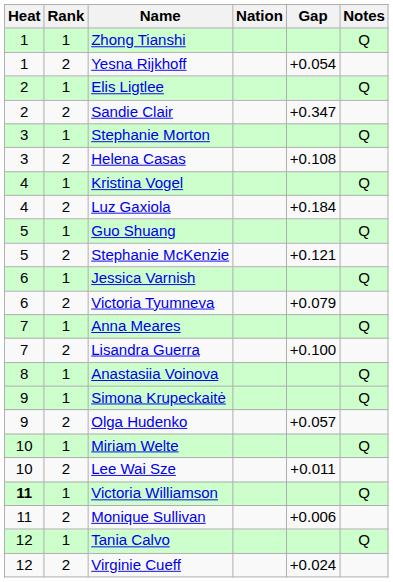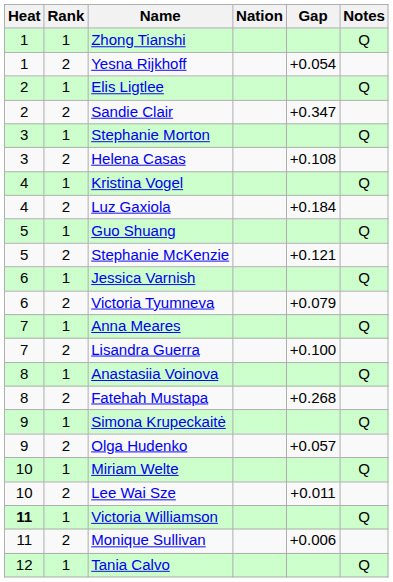+ row: (150, 398)
- row: (136, 565)
